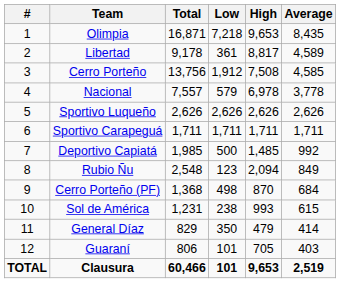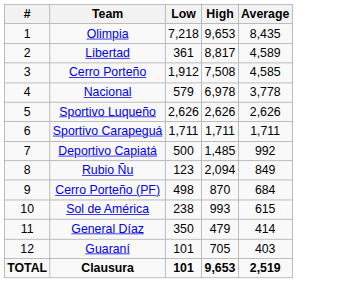- column: (187, 14)
